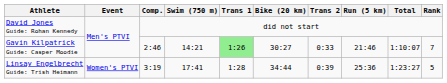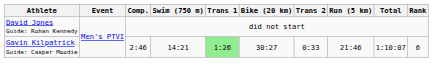(432, 47) 7 -> (418, 47) 6
- row: (45, 67)
